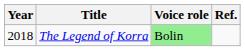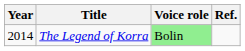(20, 35) 2018 -> (20, 35) 2014
